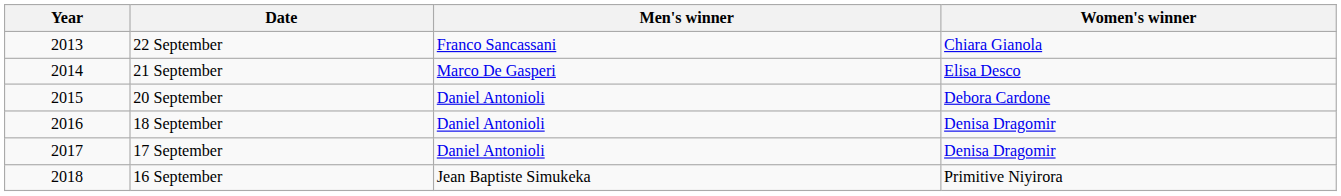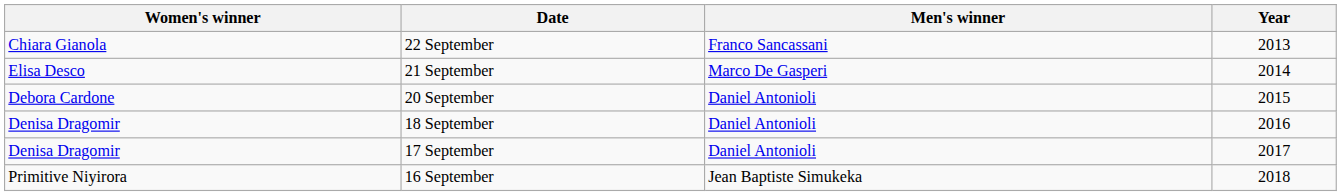columns swapped: (67, 18) <-> (1138, 18)
